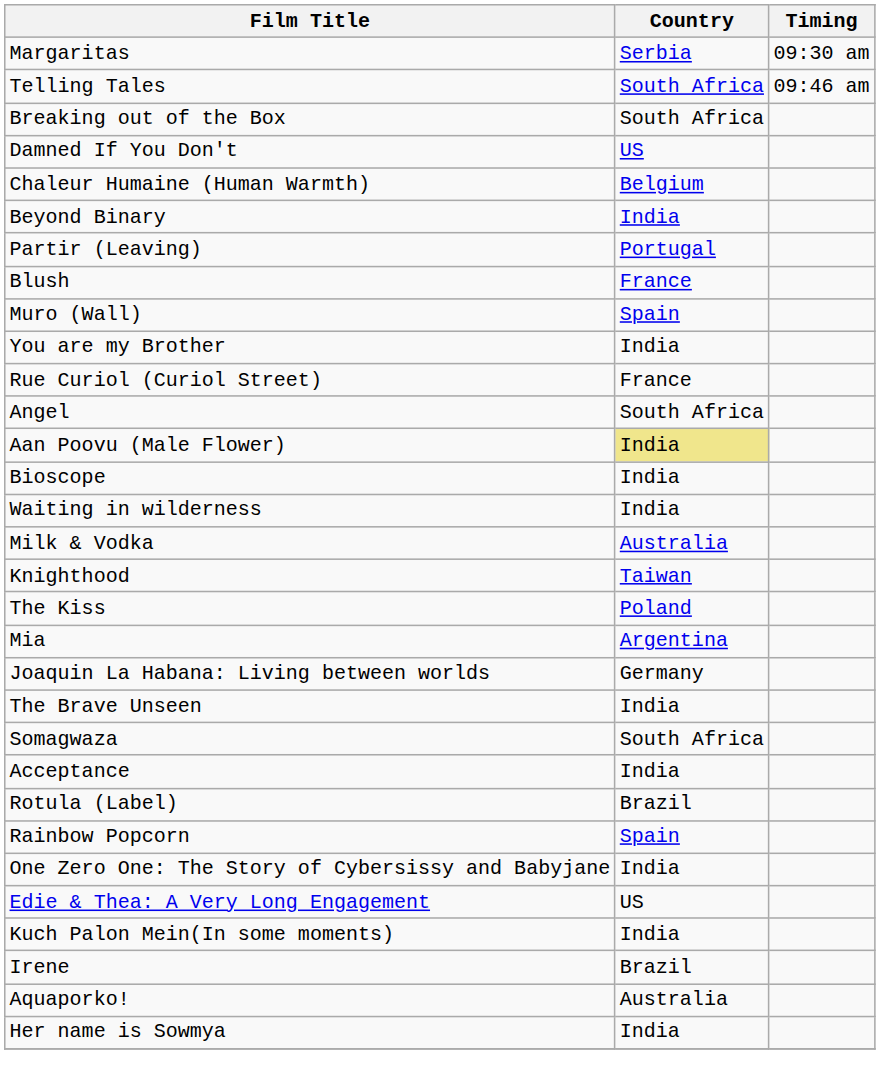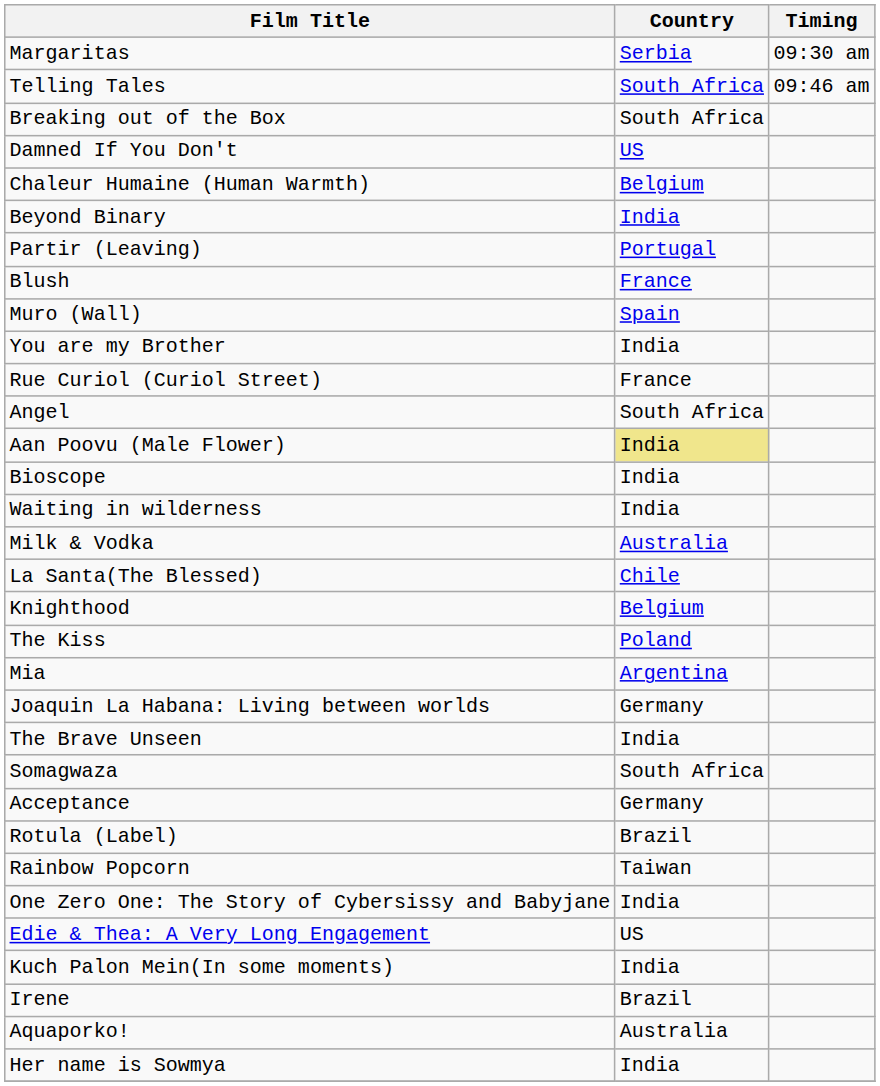+ row: (136, 576)
(656, 576) Taiwan -> (662, 608) Belgium
(650, 772) India -> (662, 804) Germany
(650, 837) Spain -> (656, 869) Taiwan
